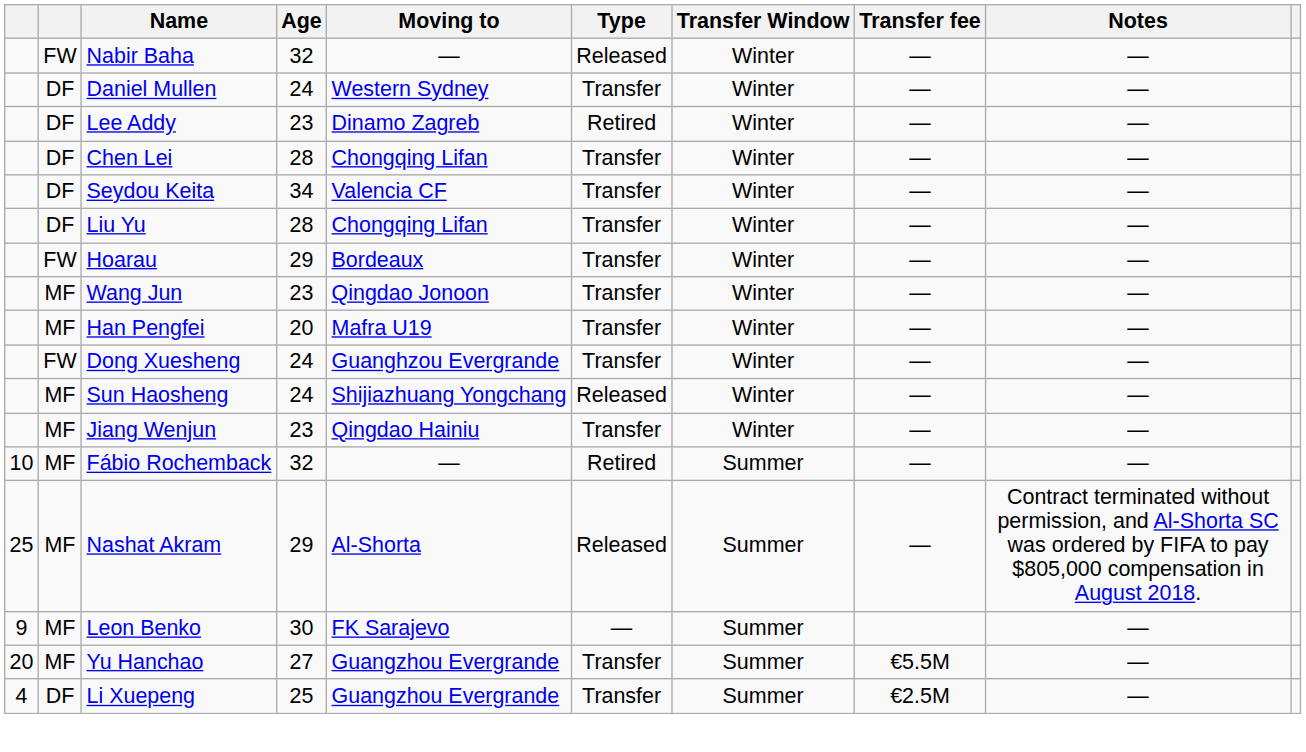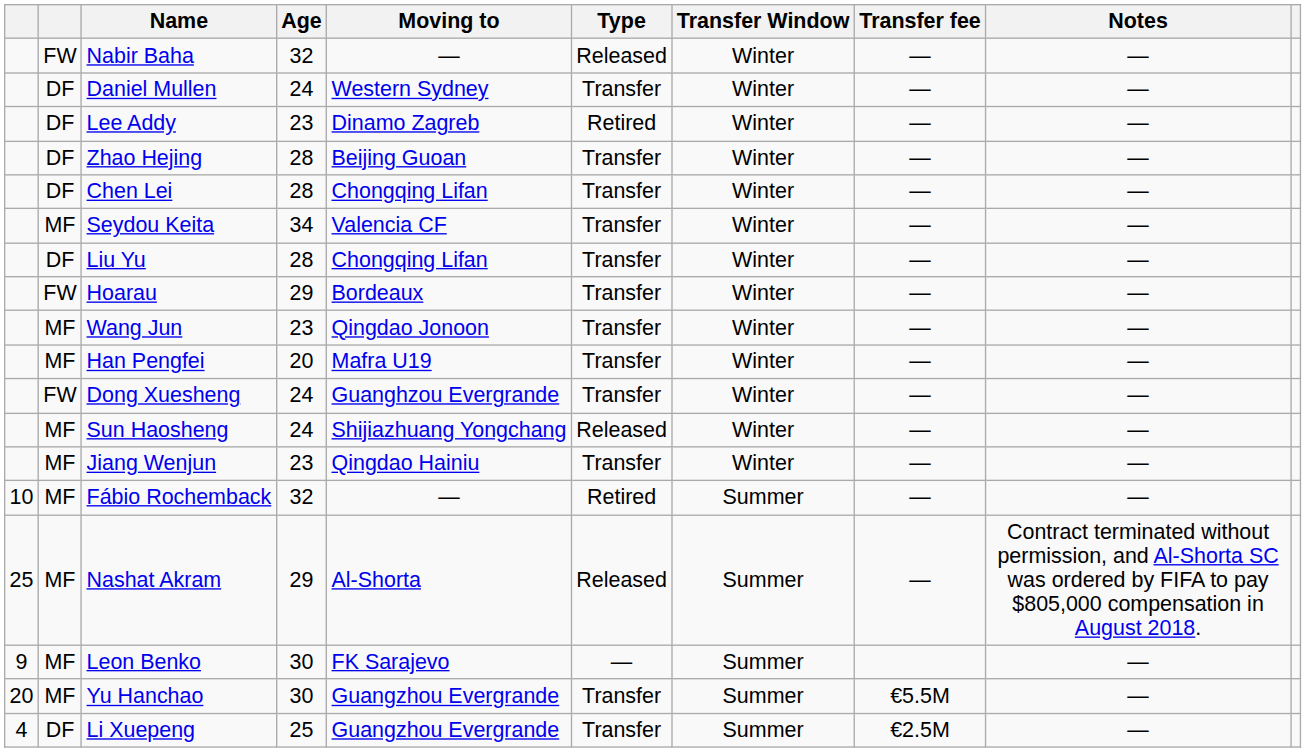+ row: (144, 157)
(60, 191) DF -> (60, 225) MF
(301, 662) 27 -> (301, 696) 30
